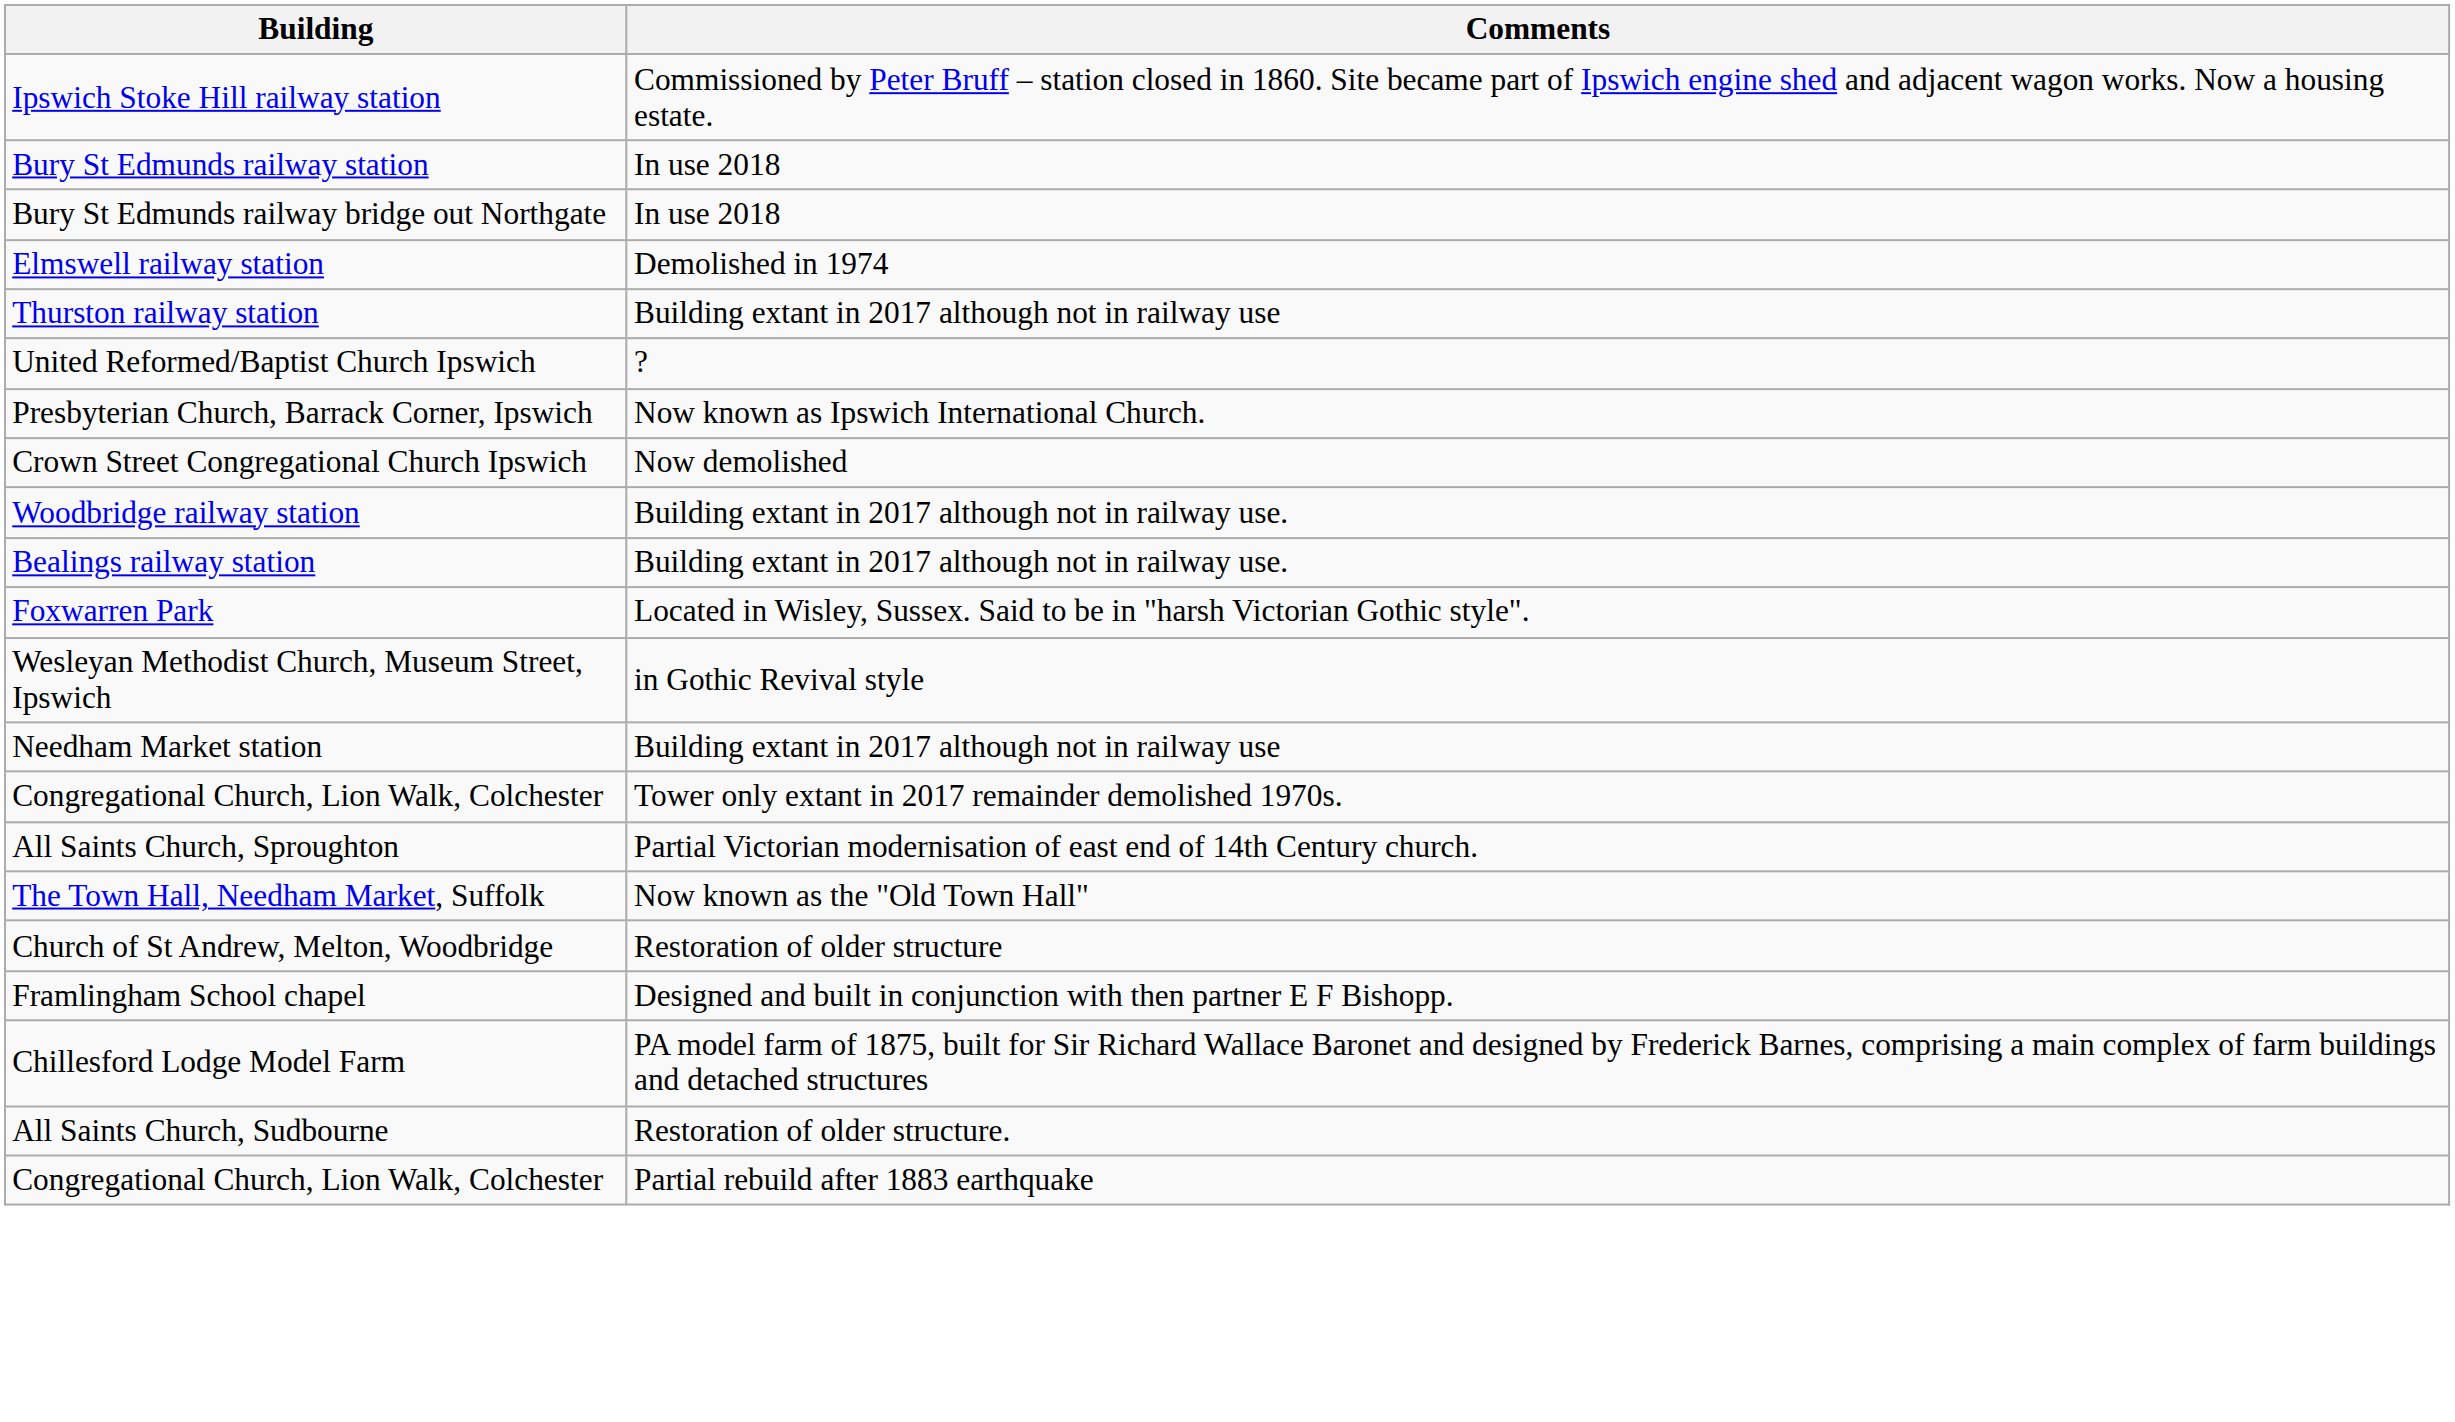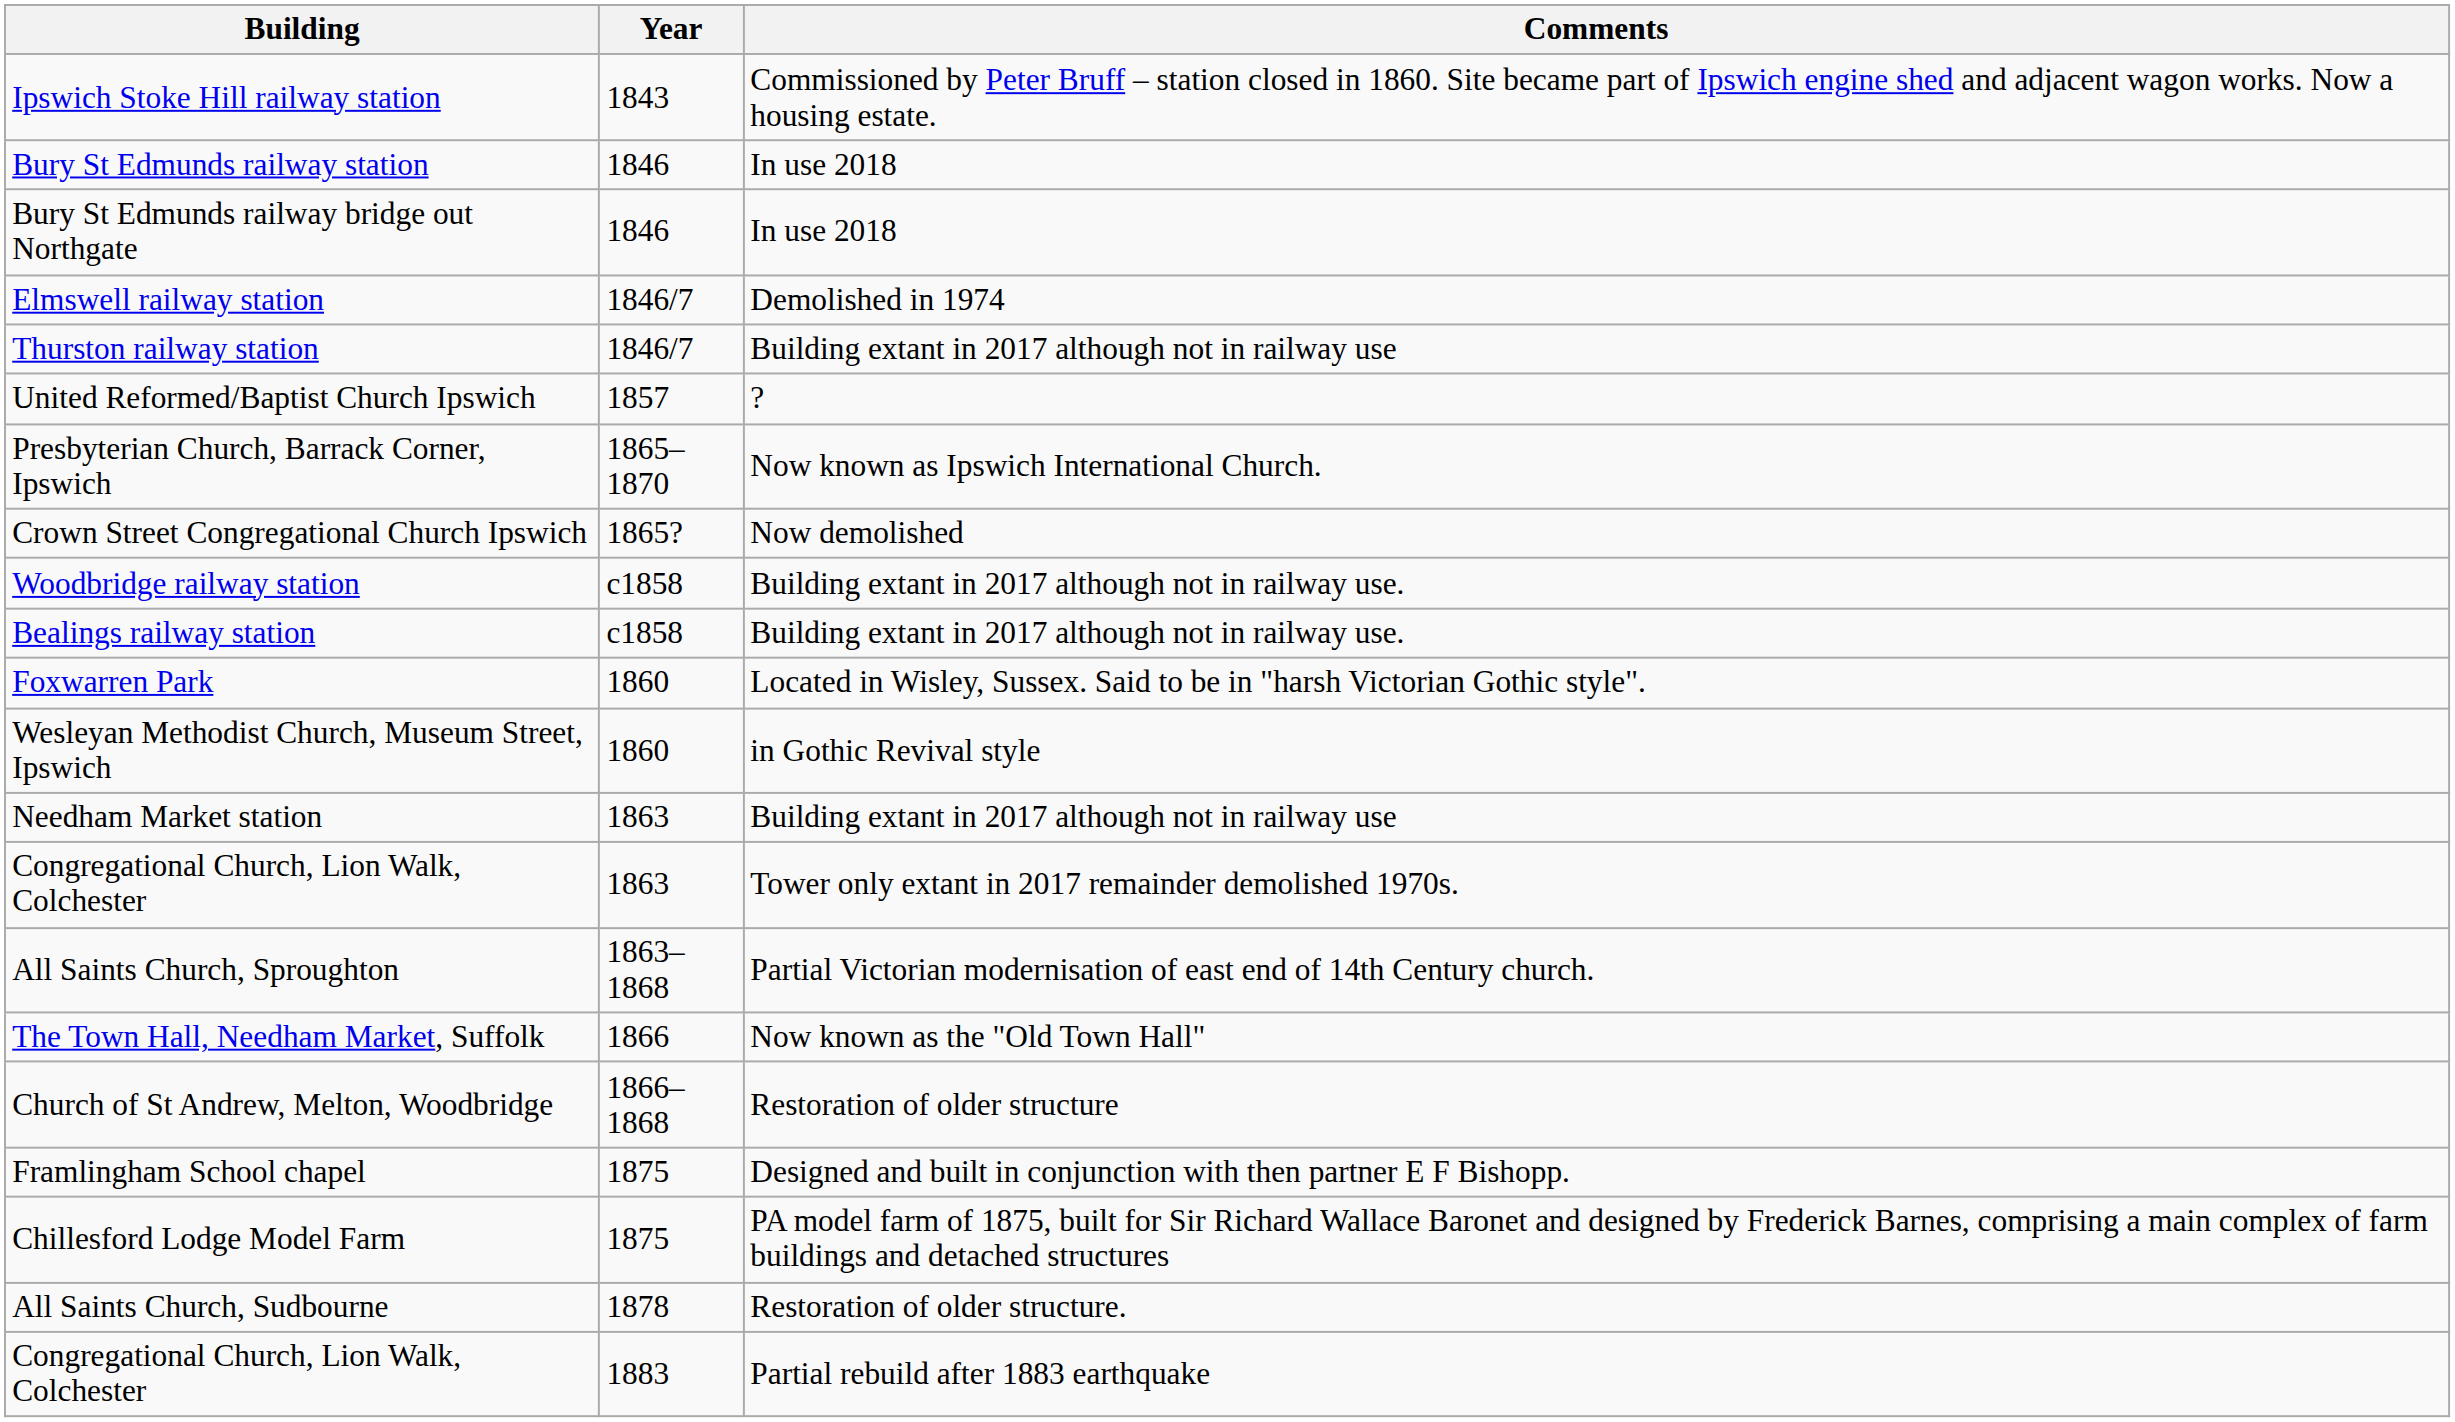+ column: (671, 29)
